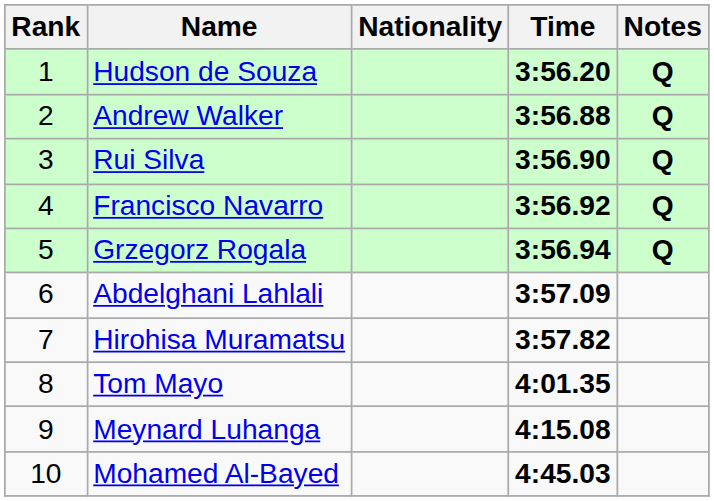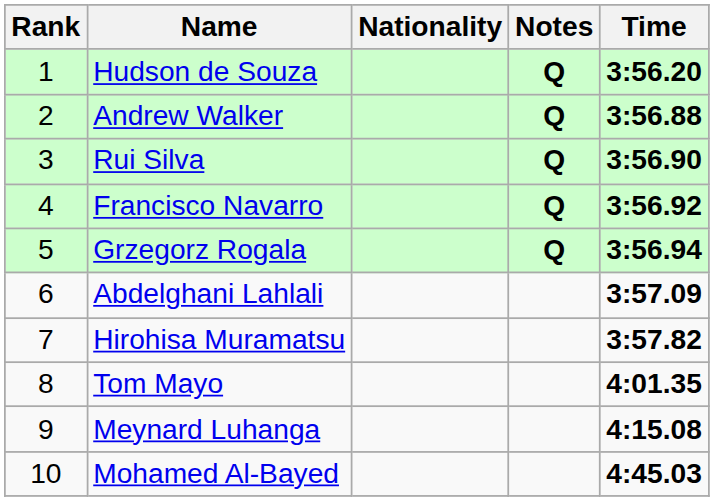columns swapped: (563, 26) <-> (663, 26)
